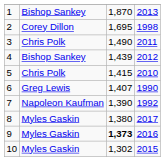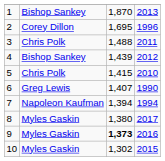(147, 27) 1998 -> (147, 27) 1996
(120, 42) 1,490 -> (120, 42) 1,488
(120, 103) 1,390 -> (120, 103) 1,394
(147, 103) 1992 -> (147, 103) 1994
